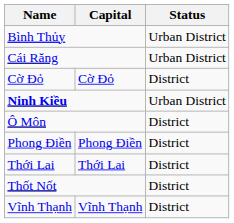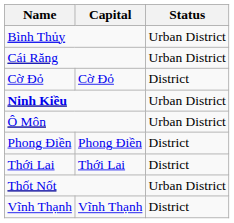(169, 121) District -> (187, 121) Urban District
(169, 185) District -> (187, 185) Urban District
